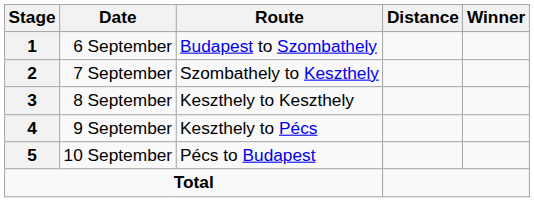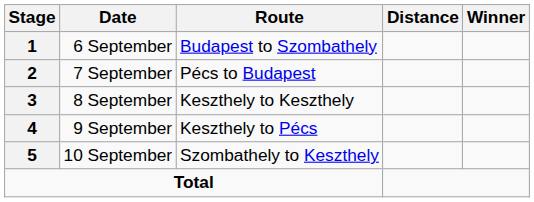(279, 73) Szombathely to Keszthely -> (248, 73) Pécs to Budapest
(248, 155) Pécs to Budapest -> (279, 155) Szombathely to Keszthely
